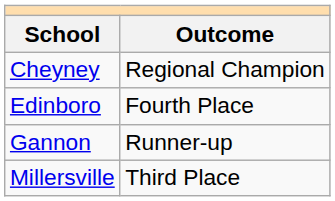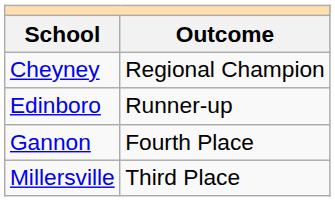(190, 105) Fourth Place -> (179, 105) Runner-up
(179, 141) Runner-up -> (190, 141) Fourth Place
